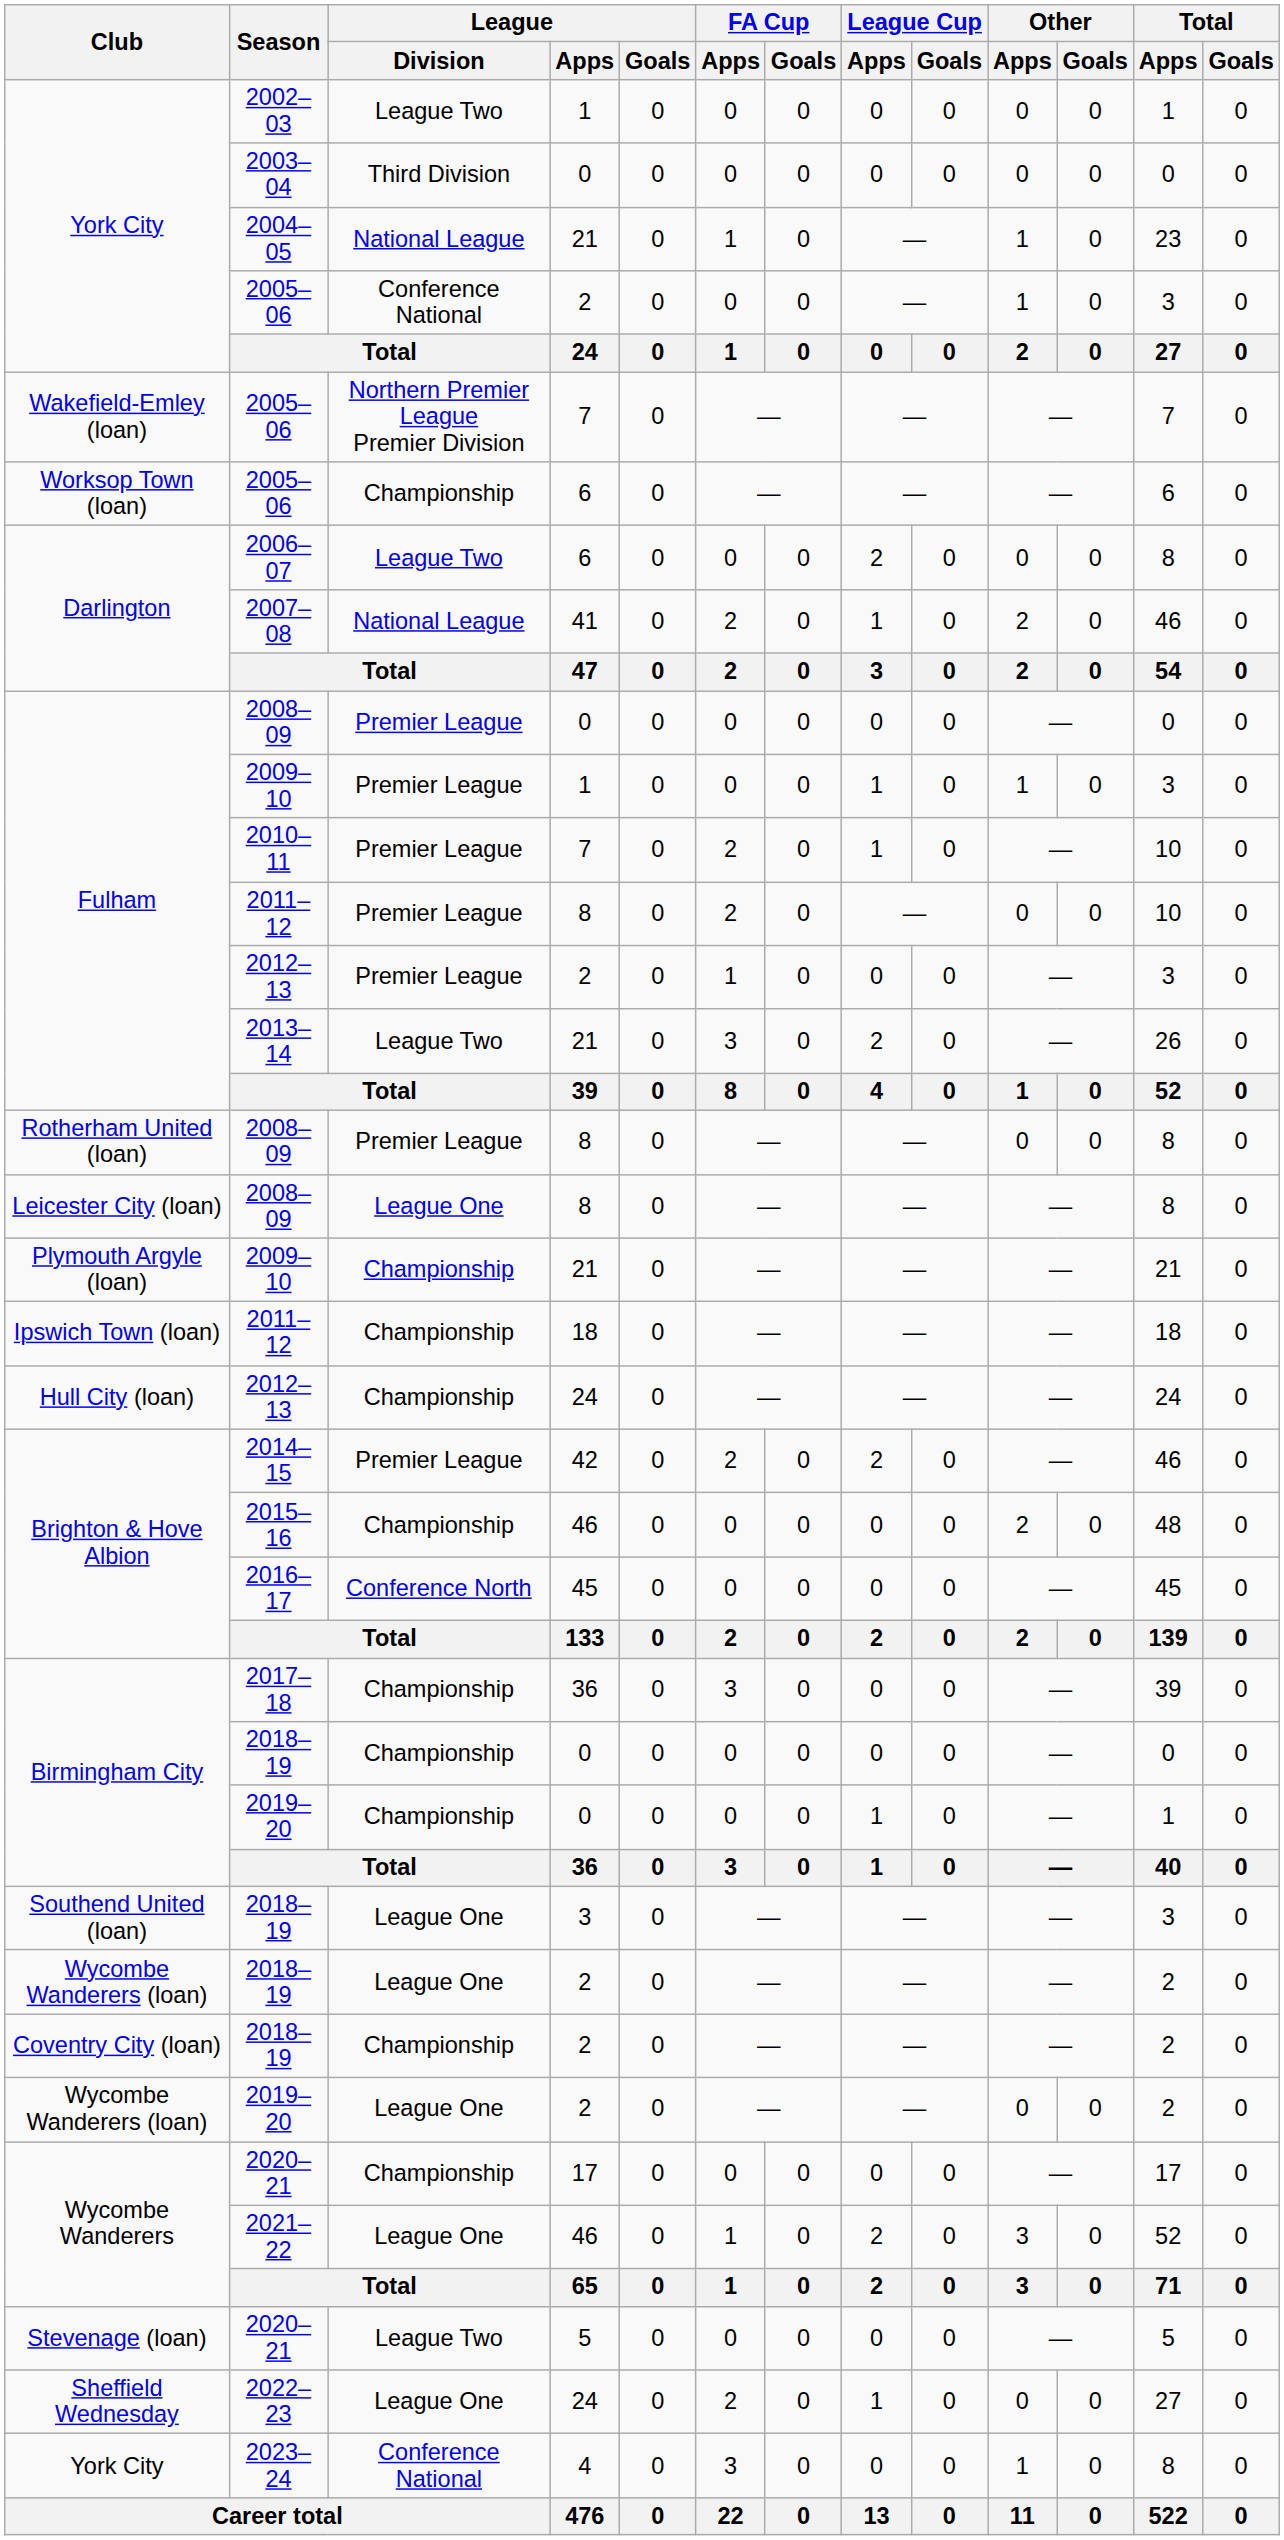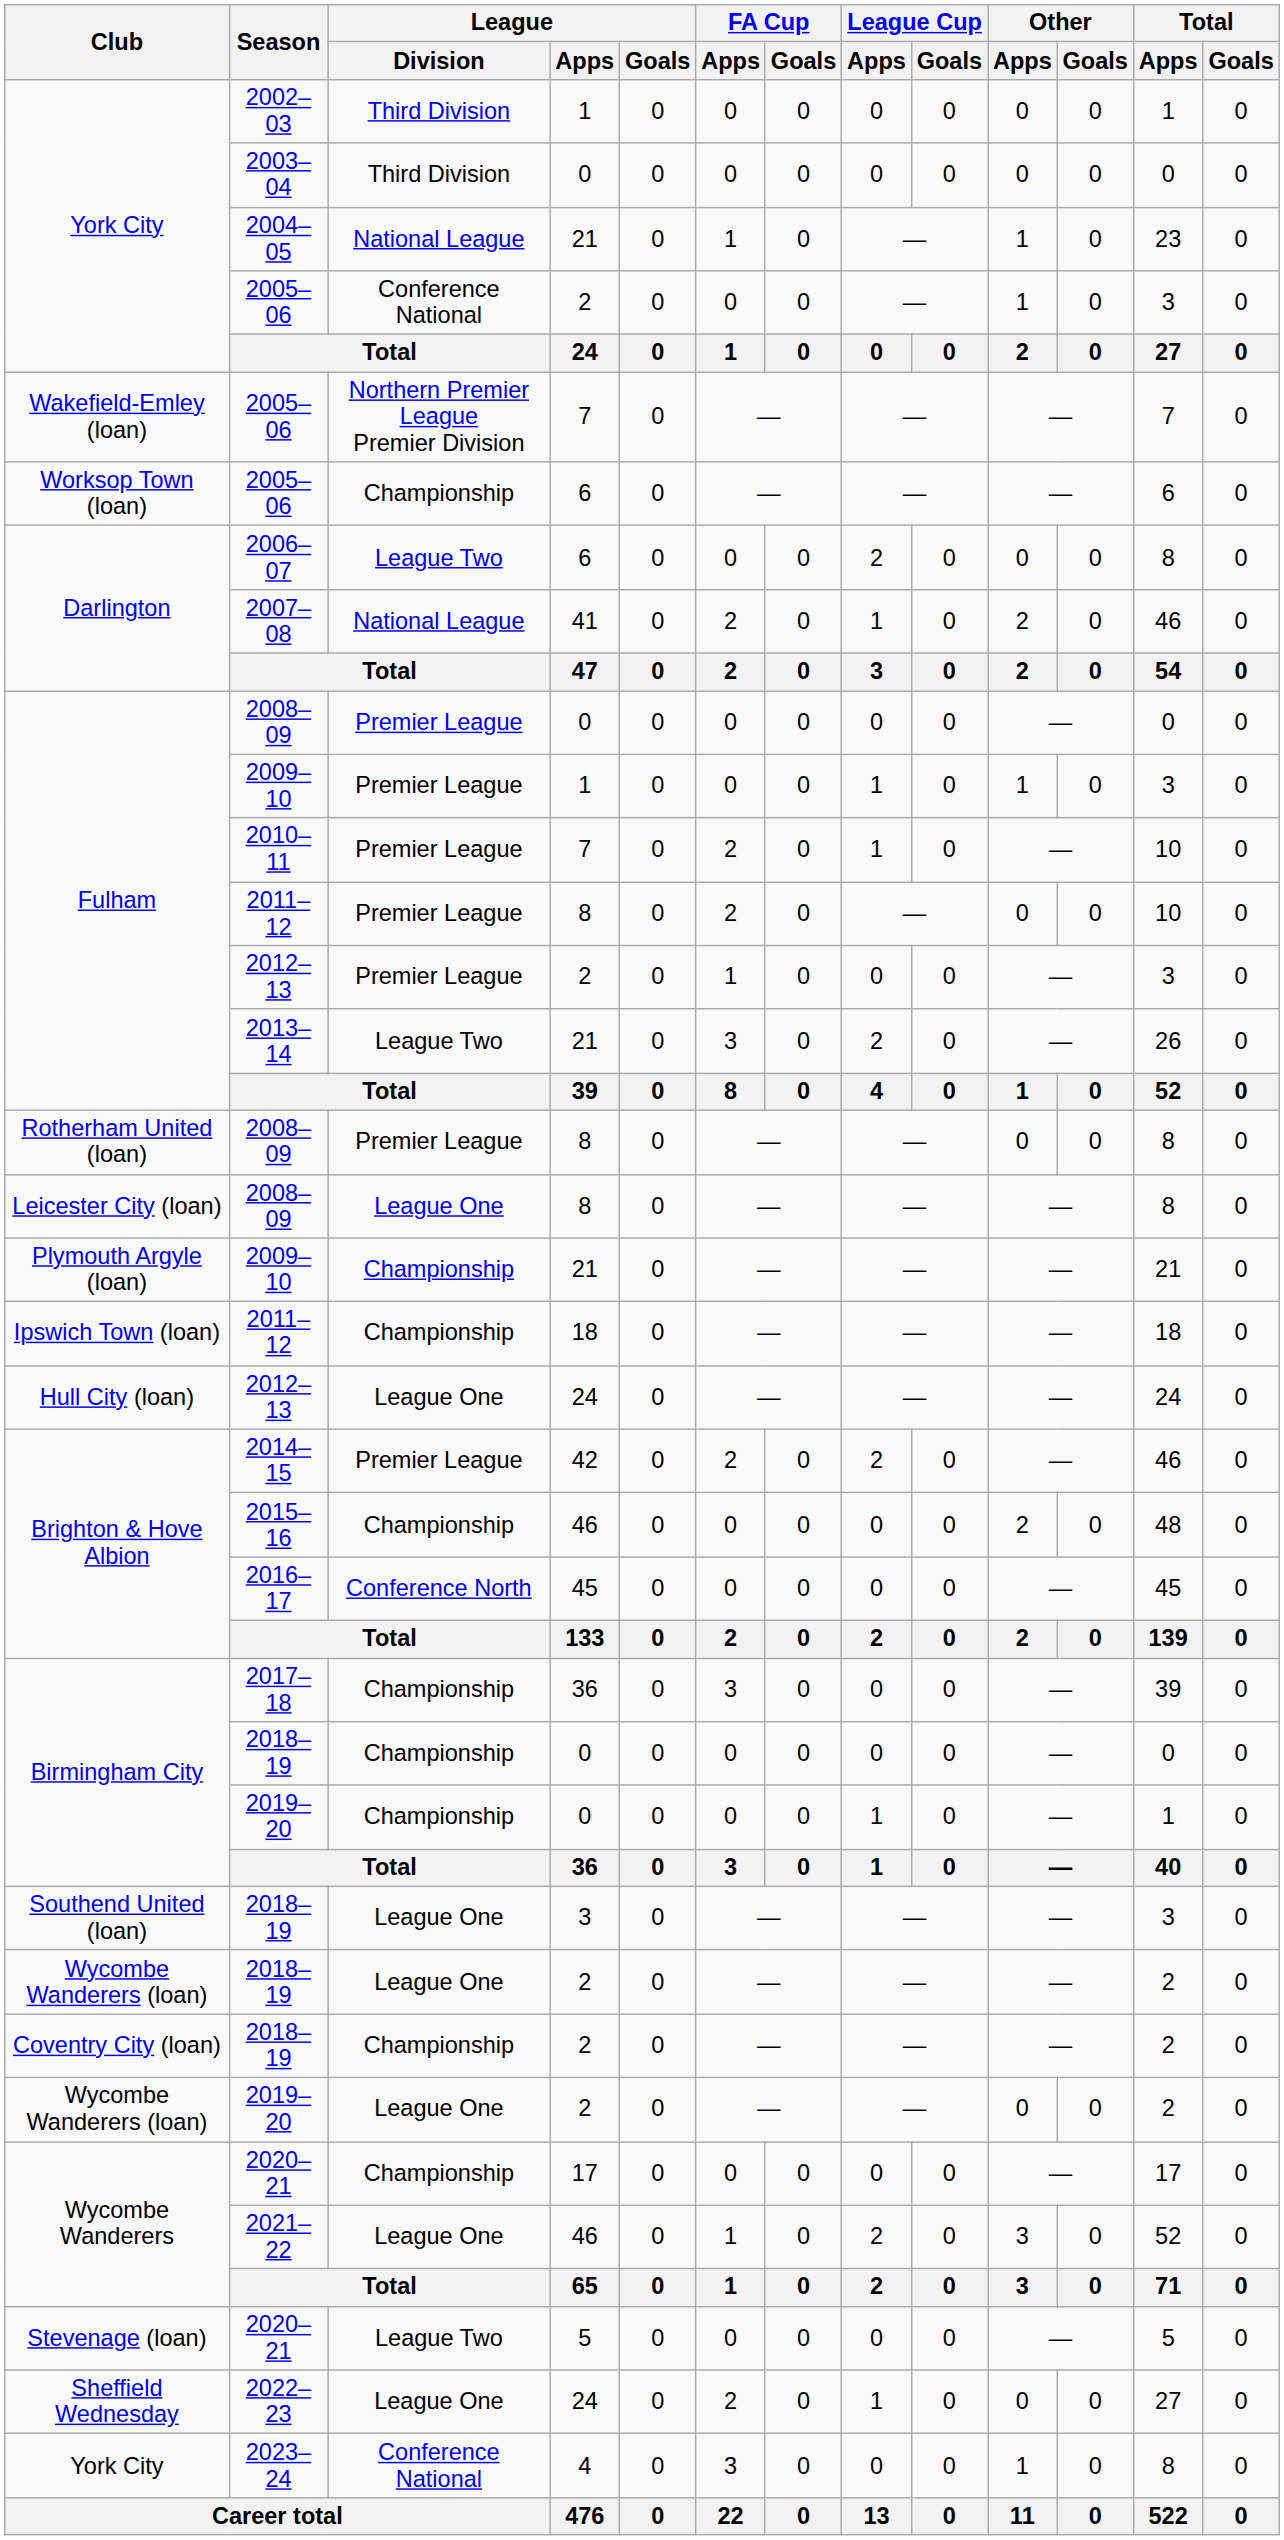(439, 110) League Two -> (439, 110) Third Division
(439, 1397) Championship -> (439, 1397) League One
